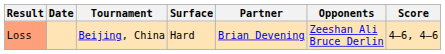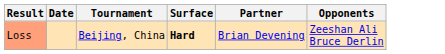- column: (413, 13)
(182, 35) normal -> (182, 35) bold
